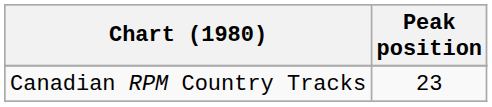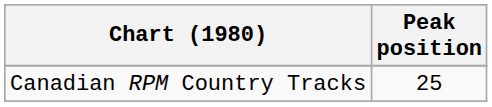(429, 84) 23 -> (429, 84) 25
